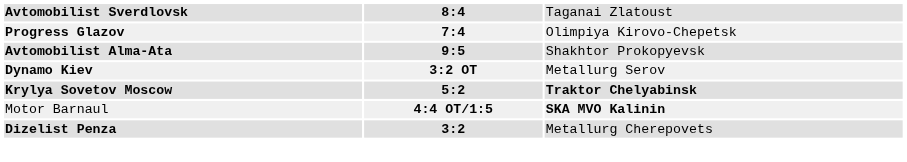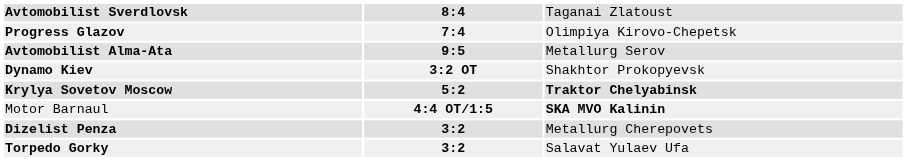(625, 51) Shakhtor Prokopyevsk -> (605, 51) Metallurg Serov
(605, 71) Metallurg Serov -> (625, 71) Shakhtor Prokopyevsk
+ row: (57, 148)
